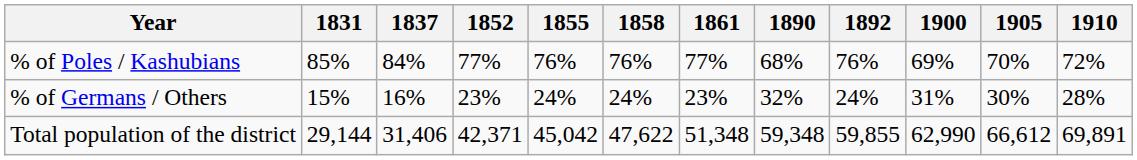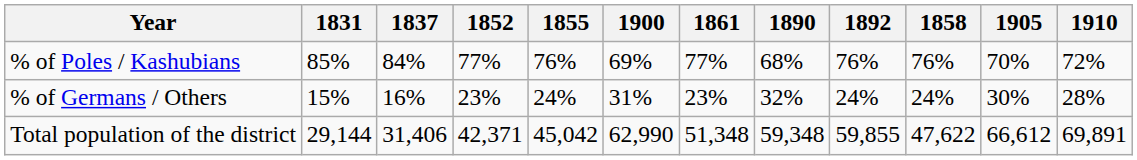columns swapped: (641, 23) <-> (943, 23)
